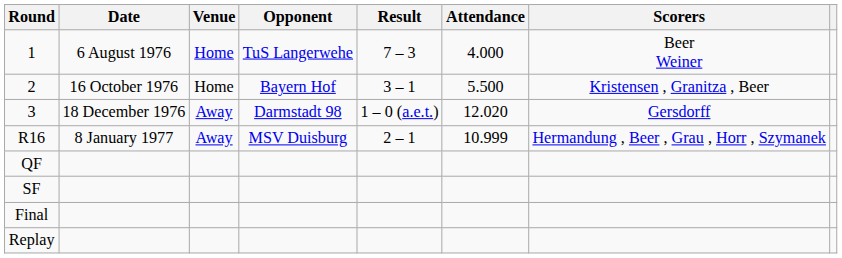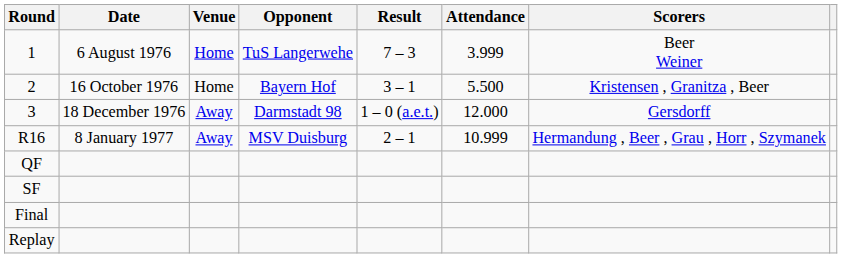(486, 52) 4.000 -> (486, 52) 3.999
(486, 112) 12.020 -> (486, 112) 12.000
